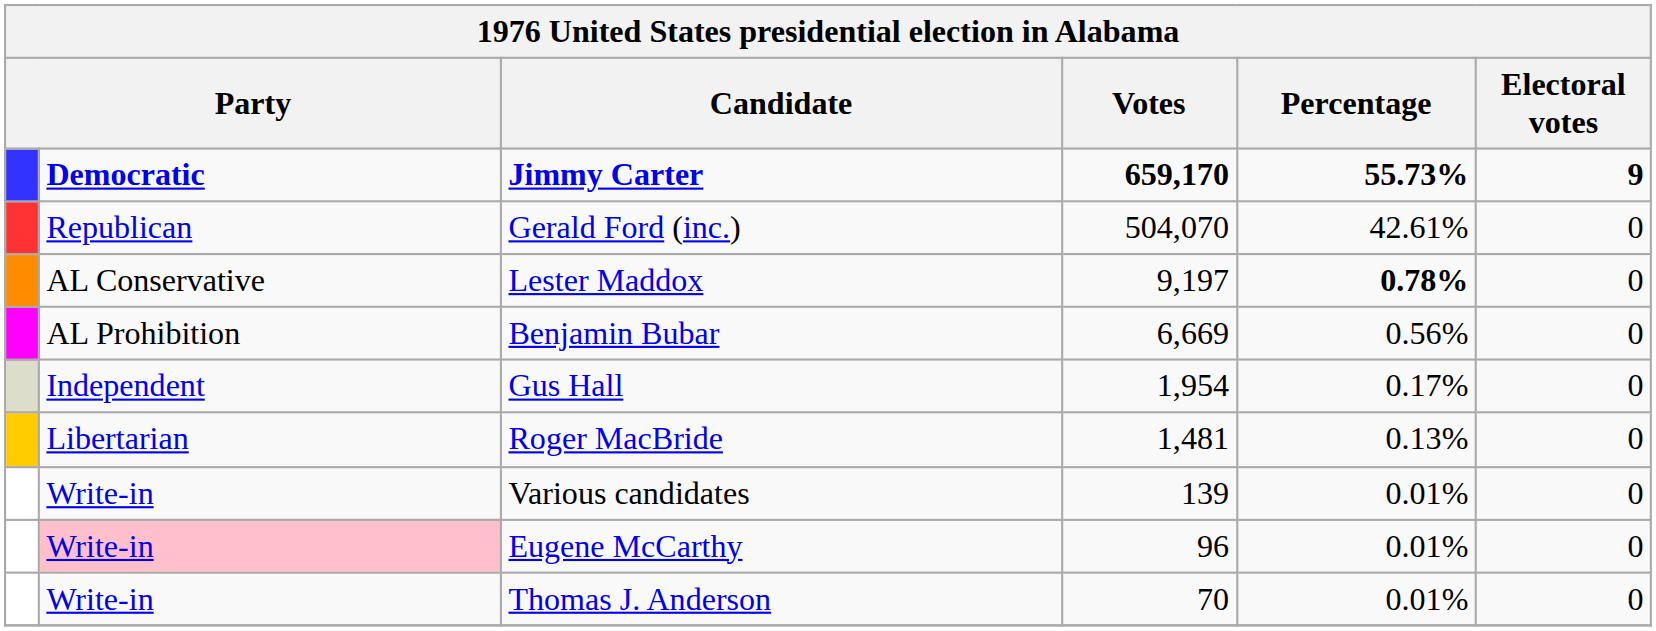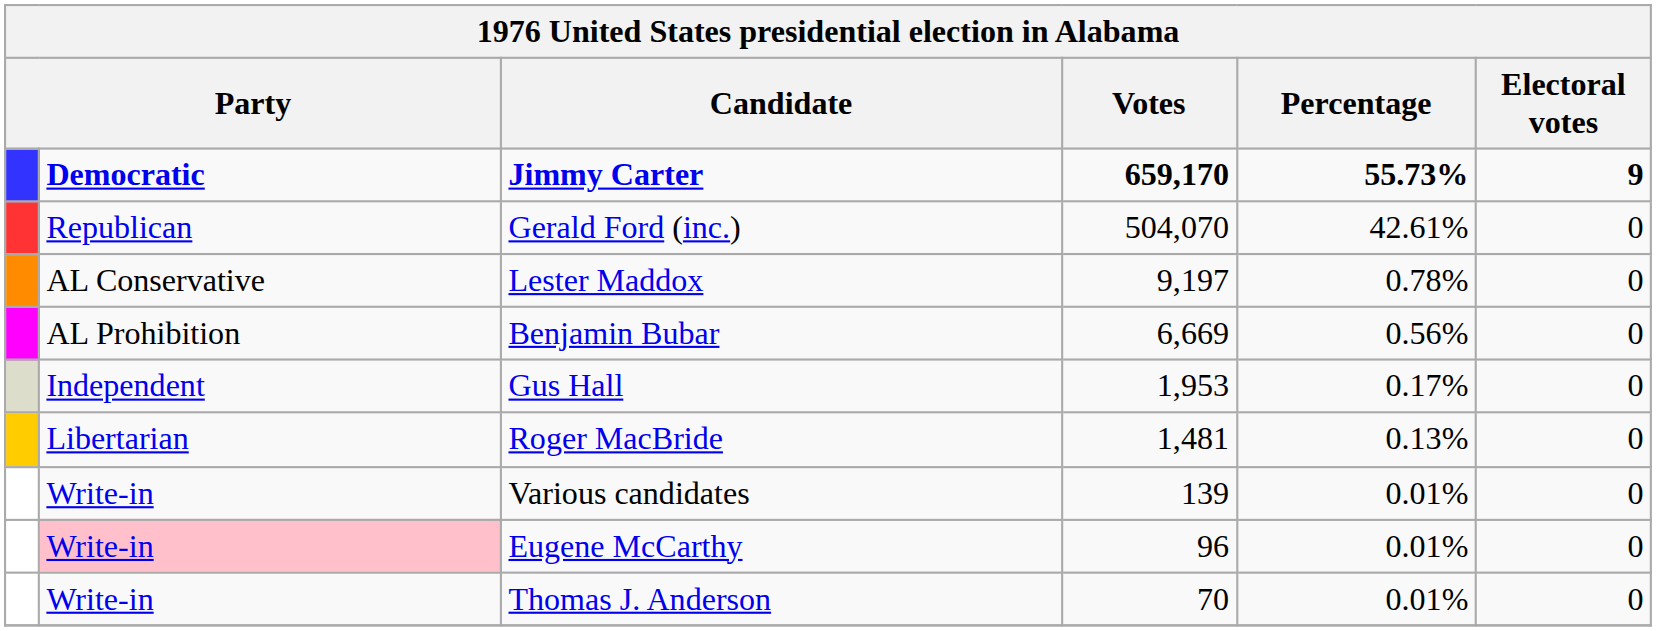(1424, 280) bold -> (1427, 280) normal
(1193, 386) 1,954 -> (1193, 386) 1,953
